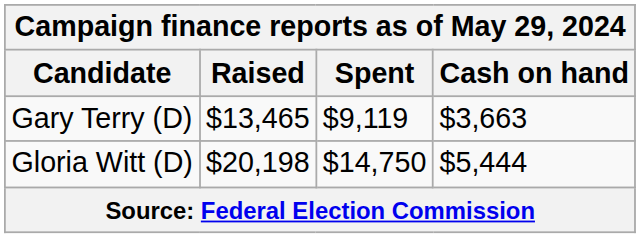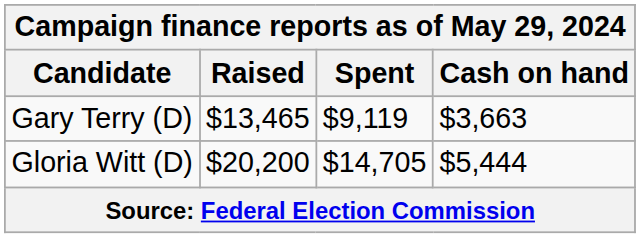(258, 163) $20,198 -> (258, 163) $20,200
(375, 163) $14,750 -> (375, 163) $14,705
